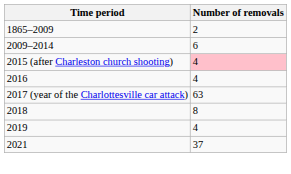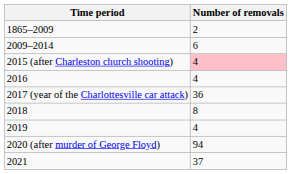(198, 95) 63 -> (198, 95) 36
+ row: (83, 144)
